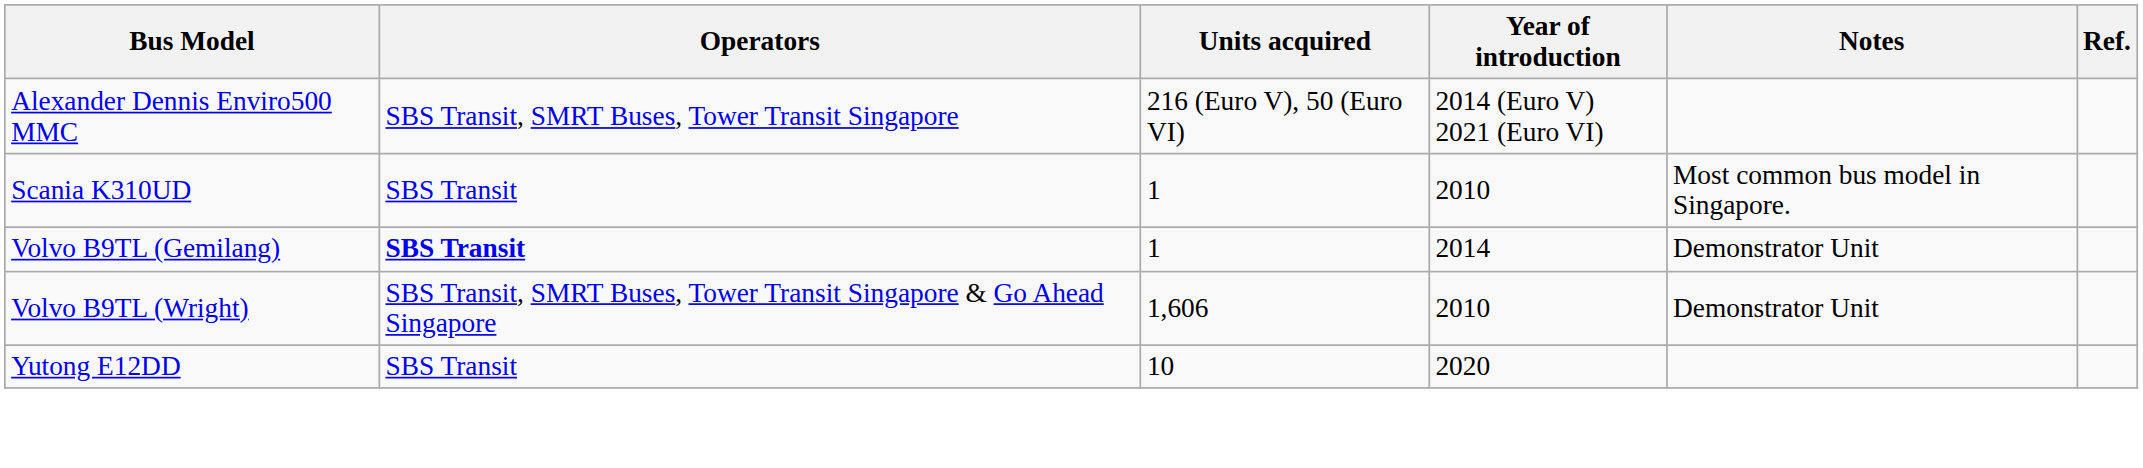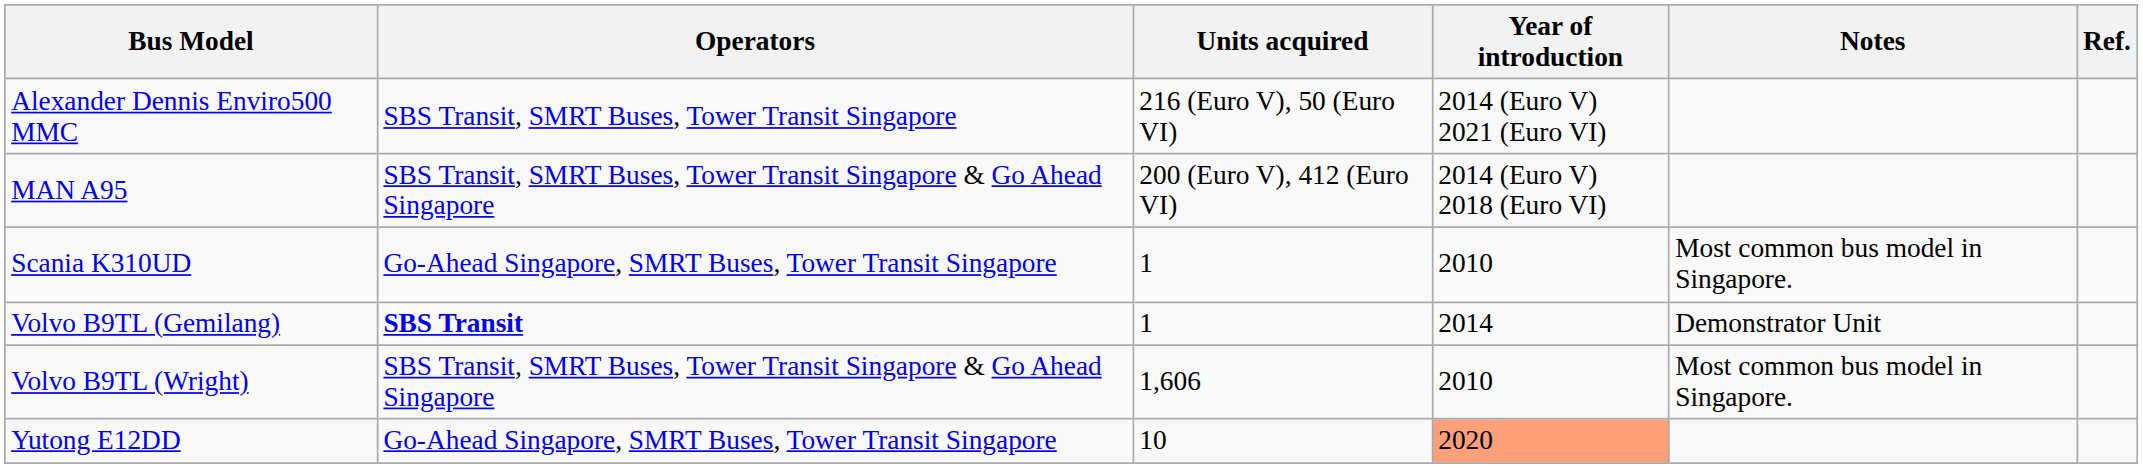+ row: (69, 189)
(451, 189) SBS Transit -> (720, 264) Go-Ahead Singapore, SMRT Buses, Tower Transit Singapore
(1776, 307) Demonstrator Unit -> (1829, 381) Most common bus model in Singapore.
(451, 366) SBS Transit -> (720, 440) Go-Ahead Singapore, SMRT Buses, Tower Transit Singapore
(1463, 366) no background -> (1466, 440) lightsalmon background
